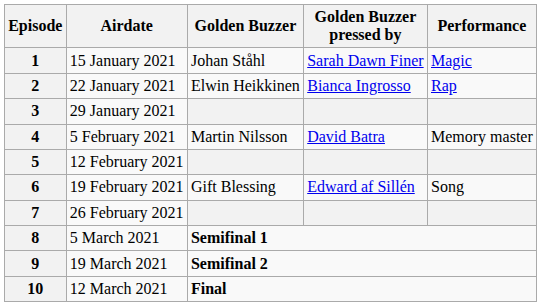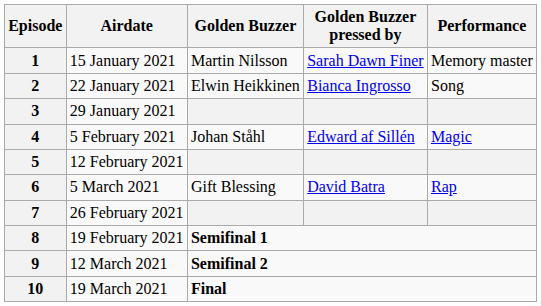(228, 60) Johan Ståhl -> (239, 60) Martin Nilsson
(451, 60) Magic -> (482, 60) Memory master
(444, 85) Rap -> (447, 85) Song
(239, 136) Martin Nilsson -> (228, 136) Johan Ståhl
(346, 136) David Batra -> (361, 136) Edward af Sillén
(482, 136) Memory master -> (451, 136) Magic
(127, 187) 19 February 2021 -> (115, 187) 5 March 2021
(361, 187) Edward af Sillén -> (346, 187) David Batra
(447, 187) Song -> (444, 187) Rap
(115, 238) 5 March 2021 -> (127, 238) 19 February 2021
(119, 263) 19 March 2021 -> (119, 263) 12 March 2021
(119, 288) 12 March 2021 -> (119, 288) 19 March 2021
